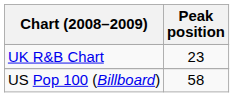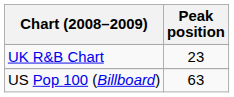(196, 80) 58 -> (196, 80) 63
